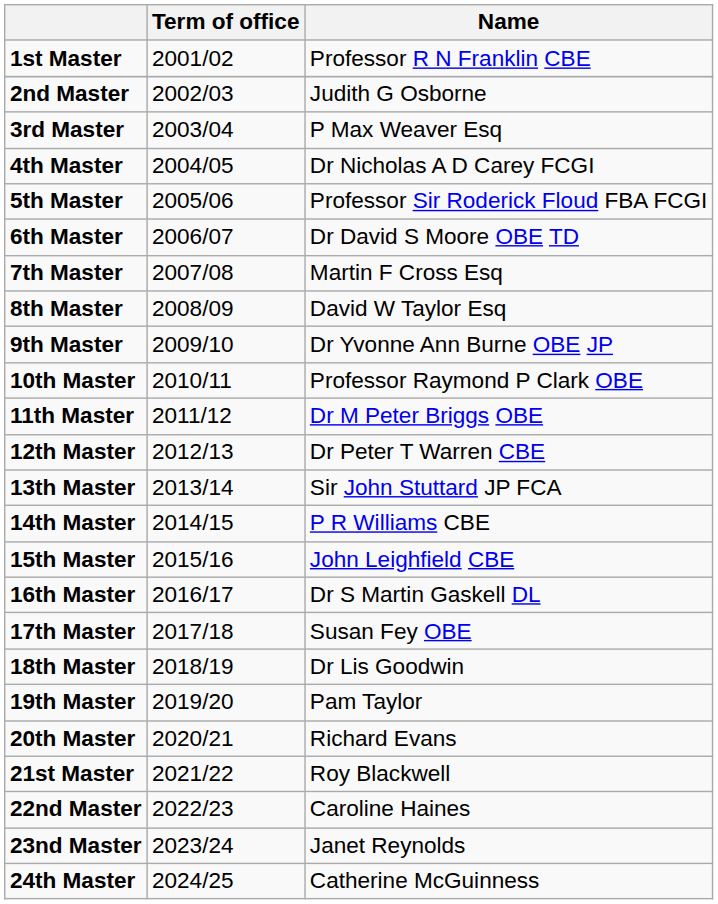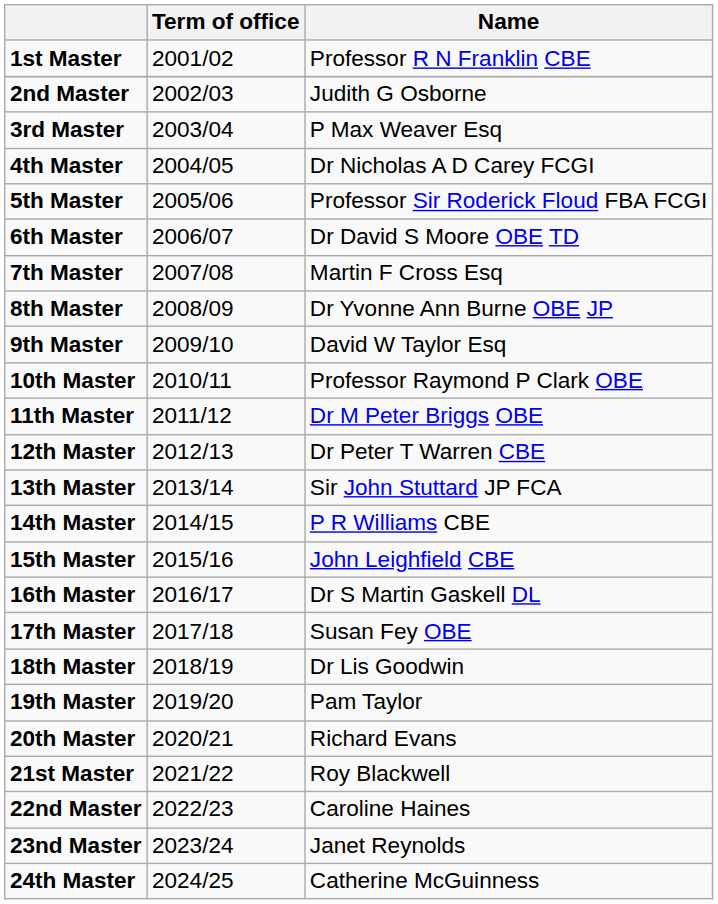(408, 308) David W Taylor Esq -> (461, 308) Dr Yvonne Ann Burne OBE JP
(461, 344) Dr Yvonne Ann Burne OBE JP -> (408, 344) David W Taylor Esq
